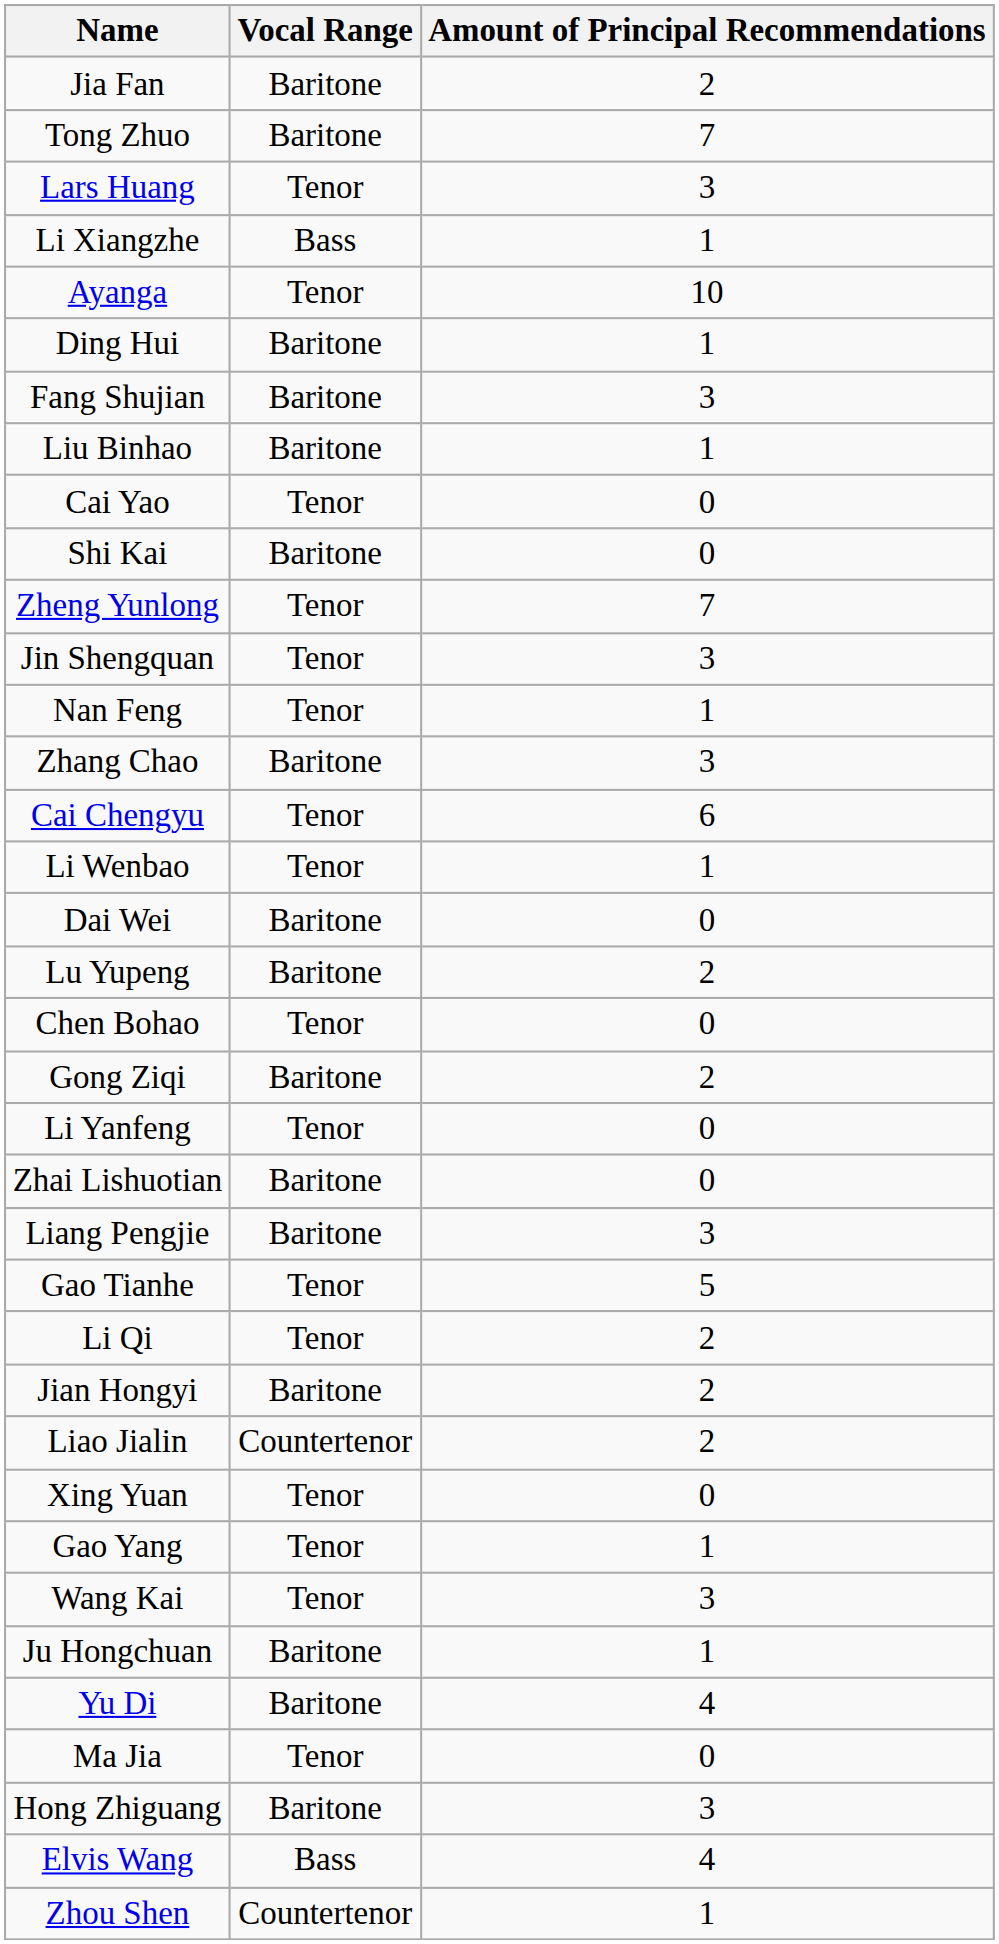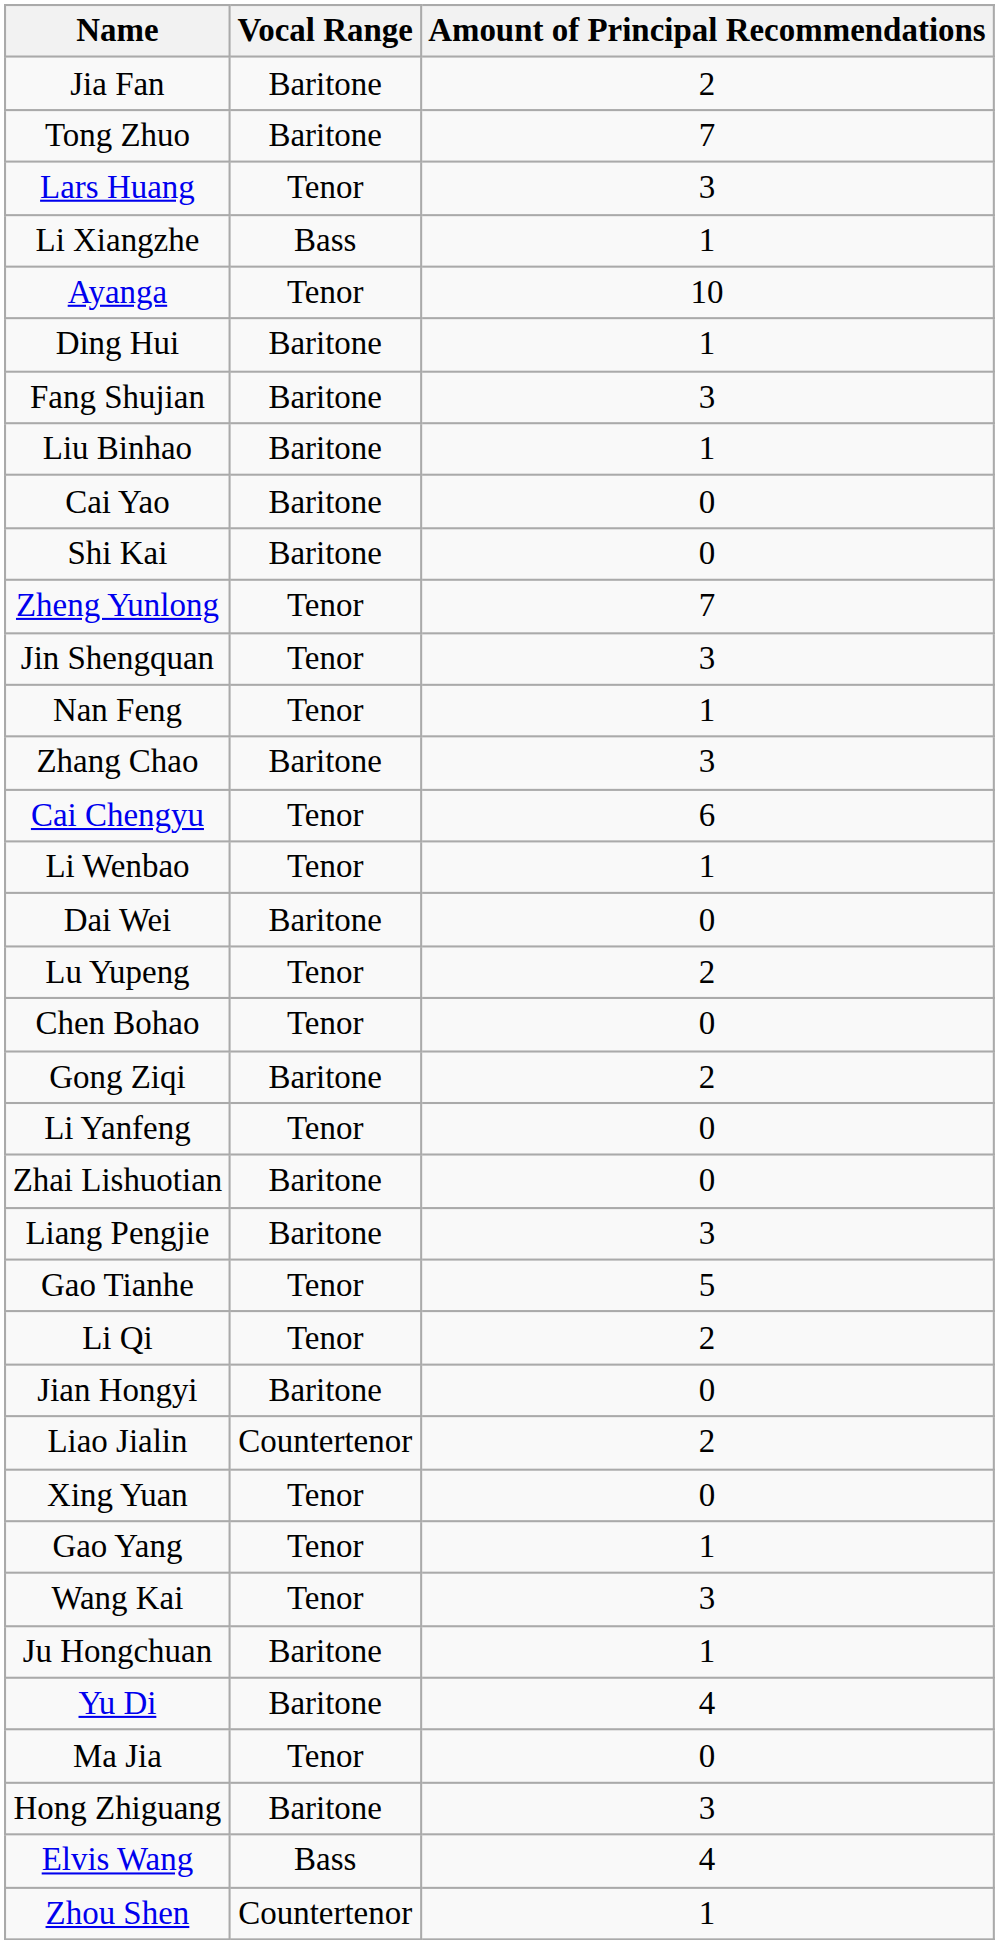(325, 501) Tenor -> (325, 501) Baritone
(325, 971) Baritone -> (325, 971) Tenor
(707, 1389) 2 -> (707, 1389) 0
